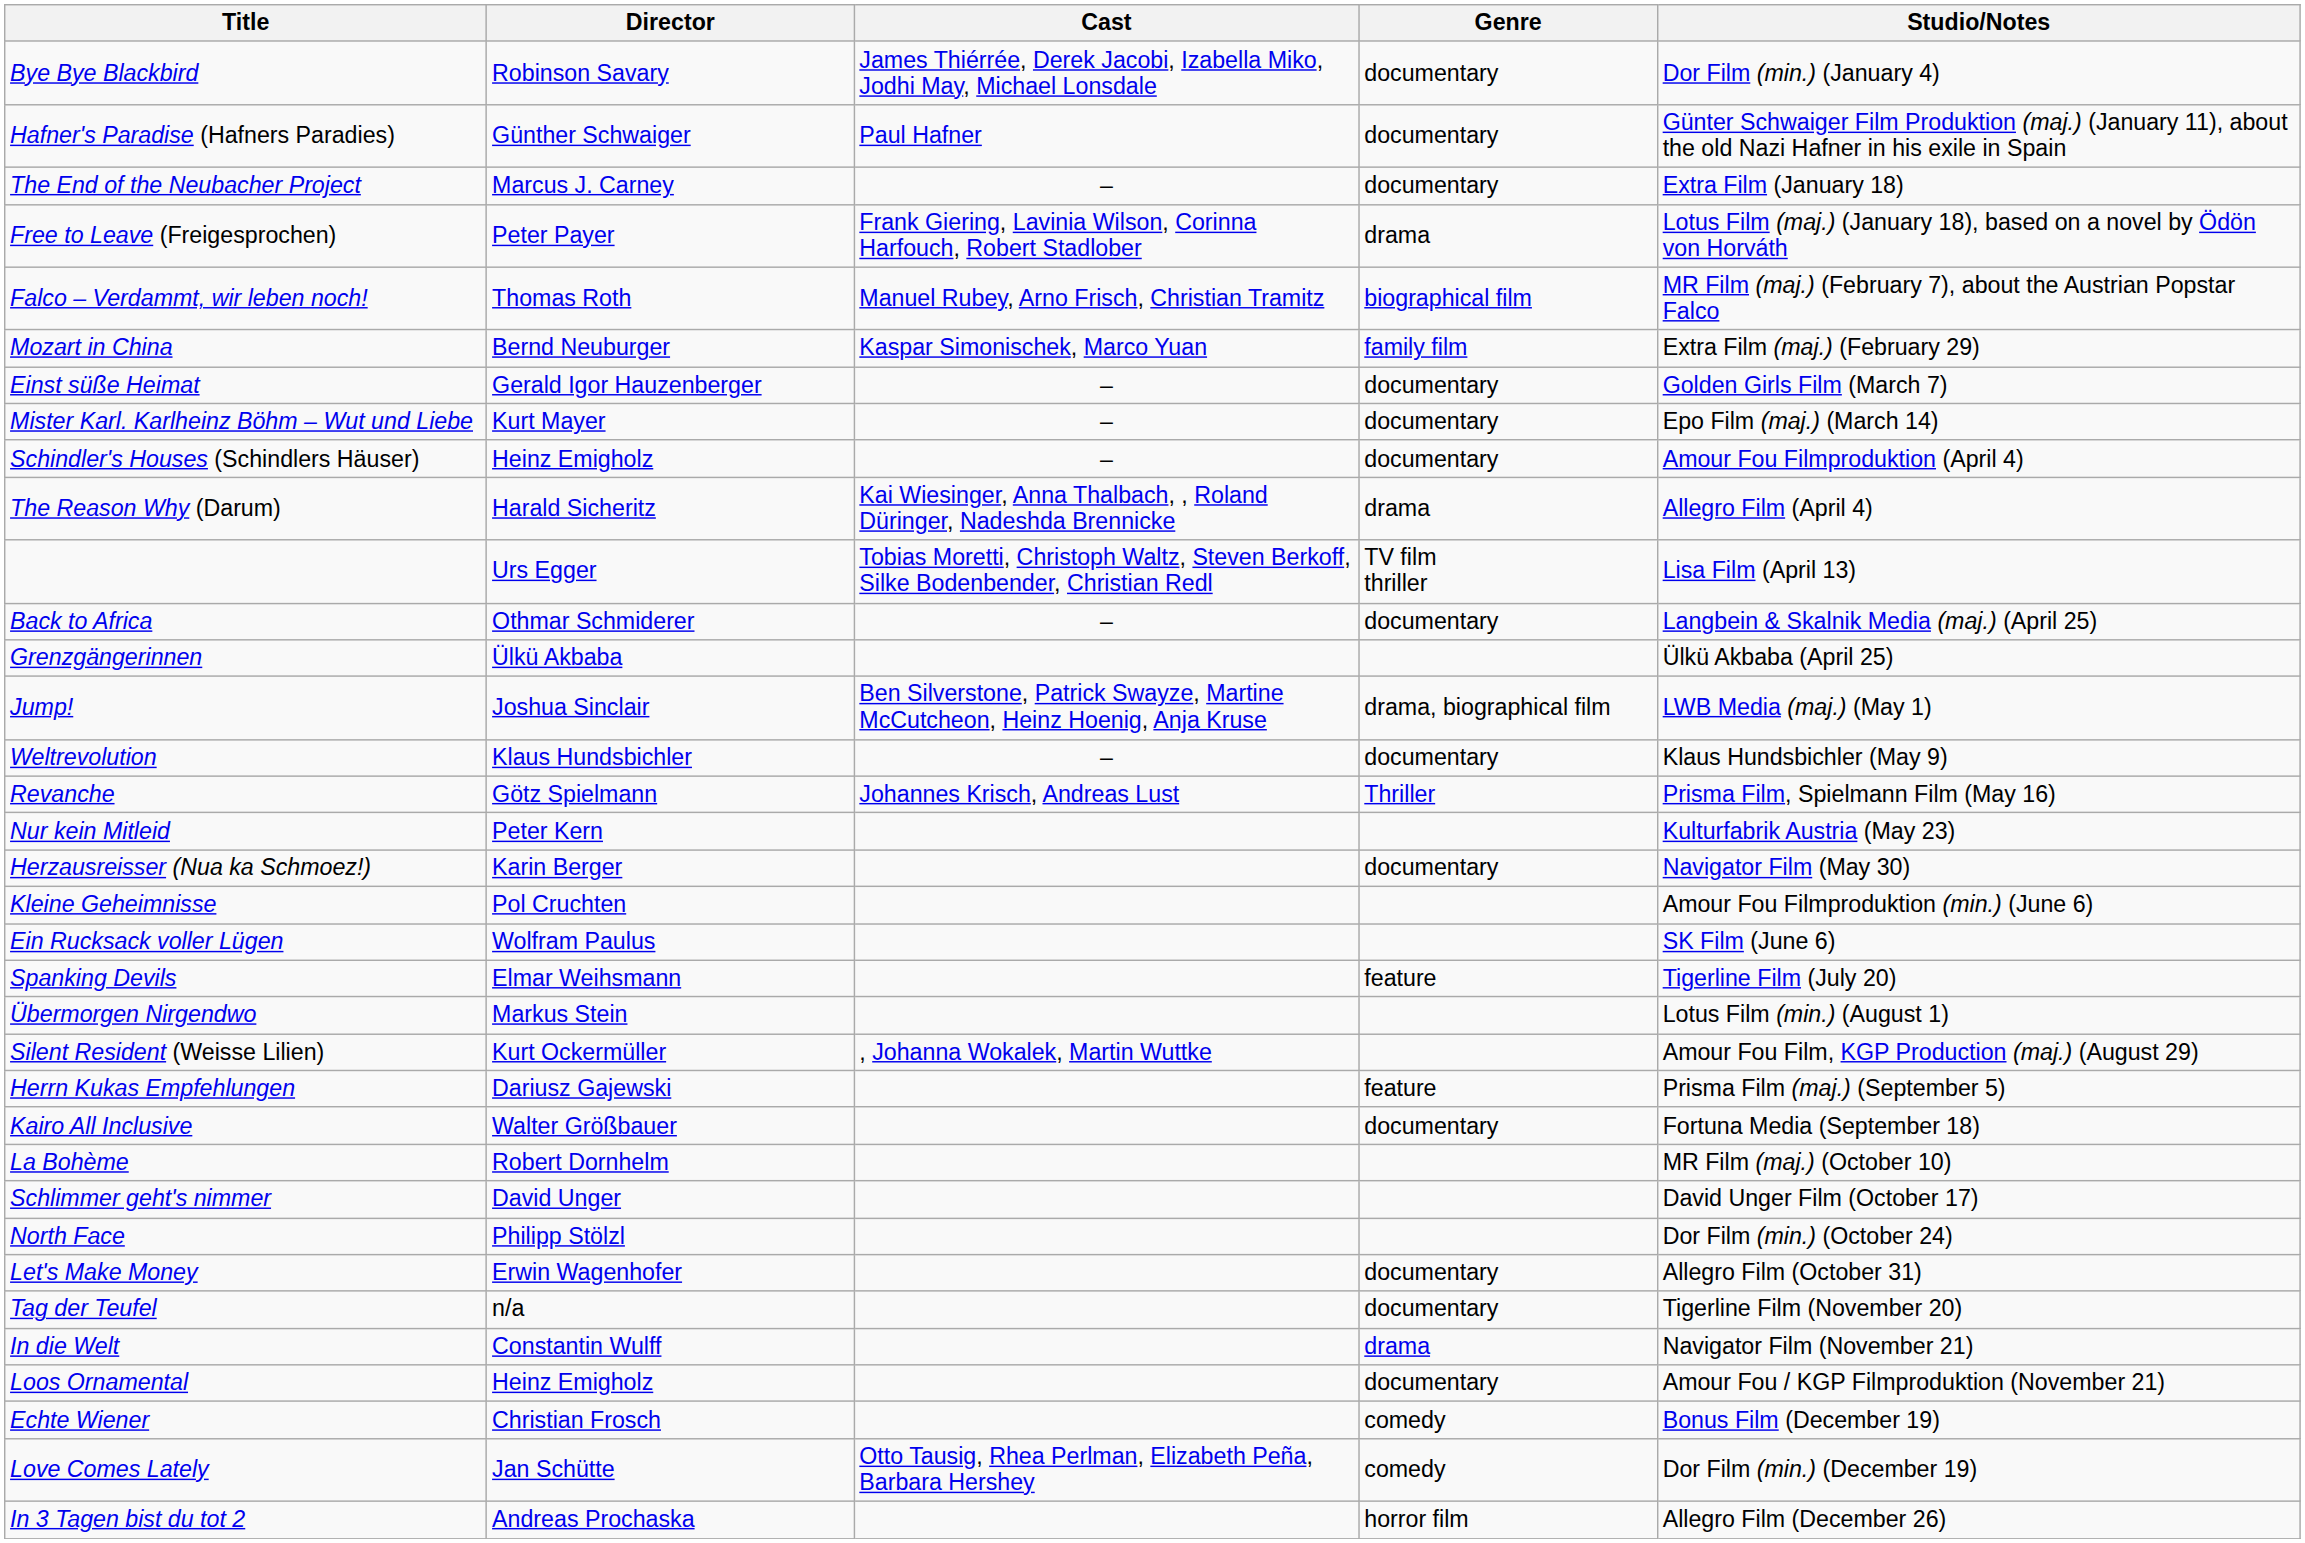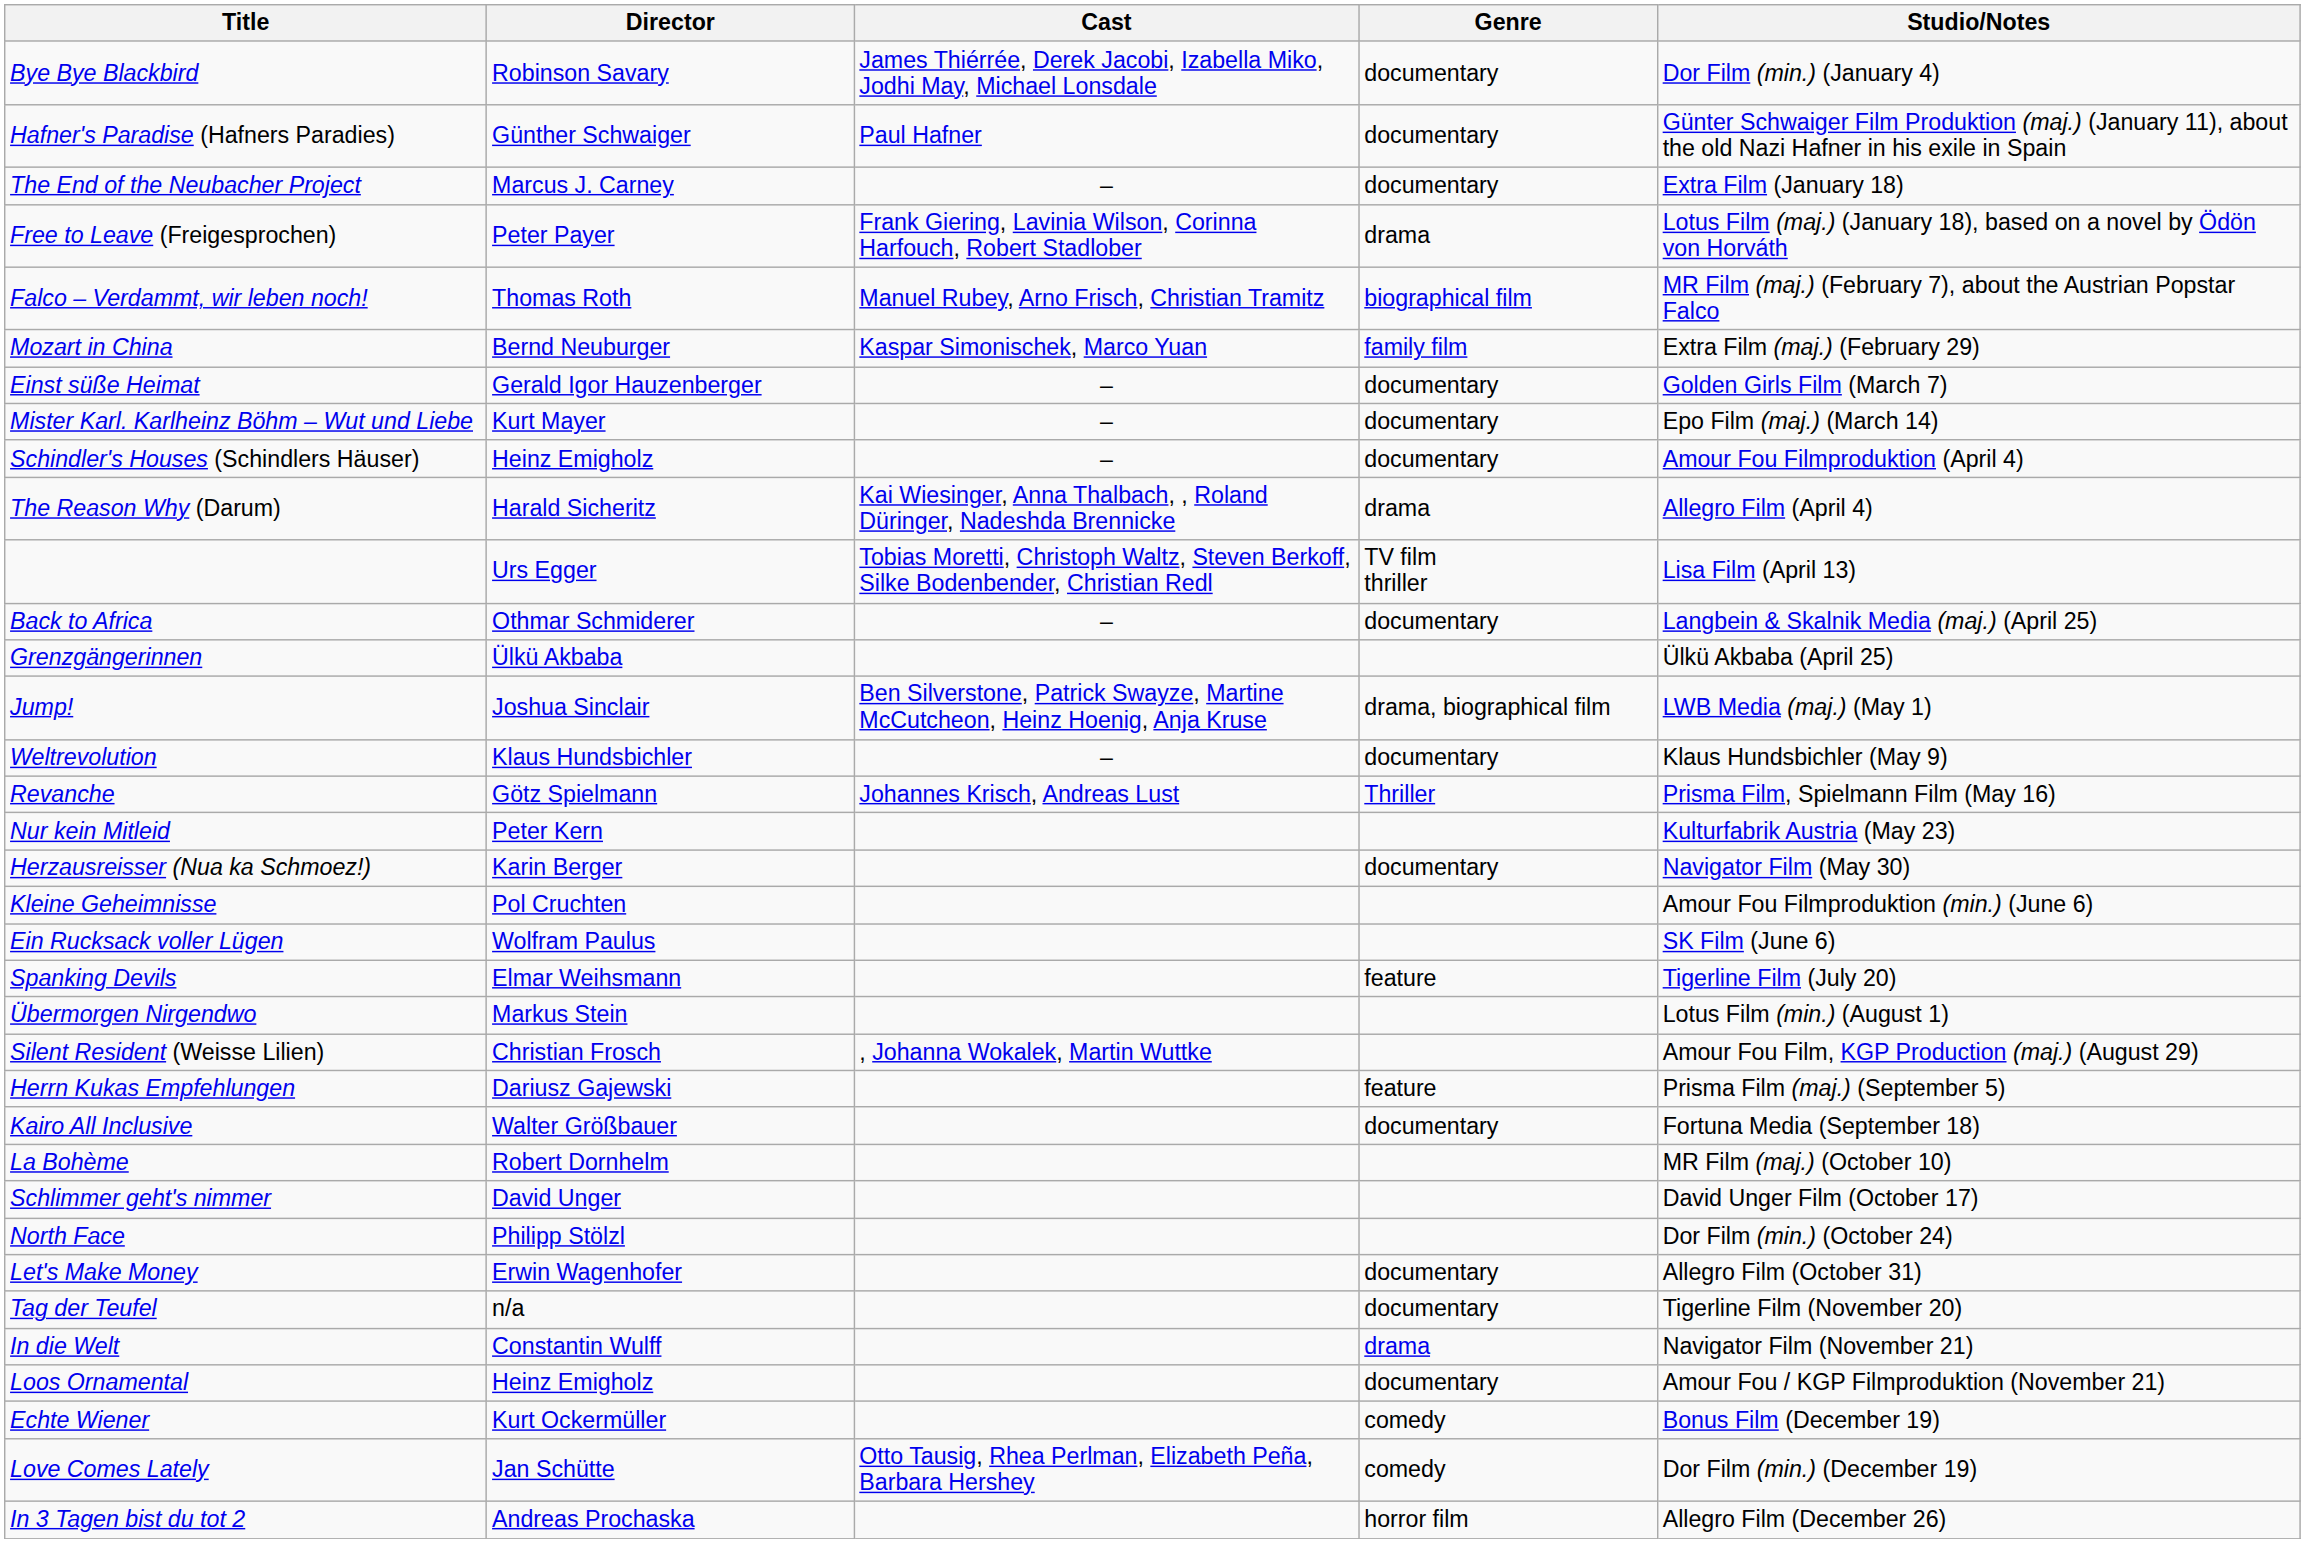(579, 1051) Kurt Ockermüller -> (577, 1051) Christian Frosch
(577, 1419) Christian Frosch -> (579, 1419) Kurt Ockermüller
